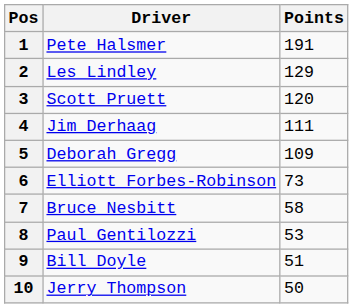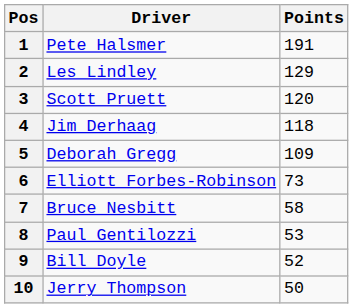(299, 127) 111 -> (299, 127) 118
(294, 262) 51 -> (294, 262) 52
